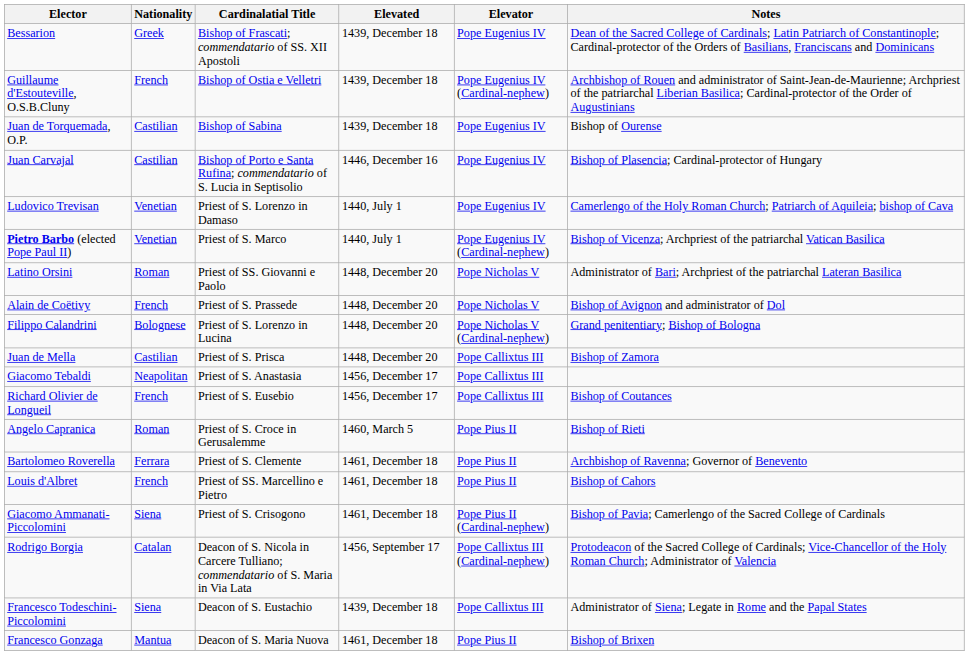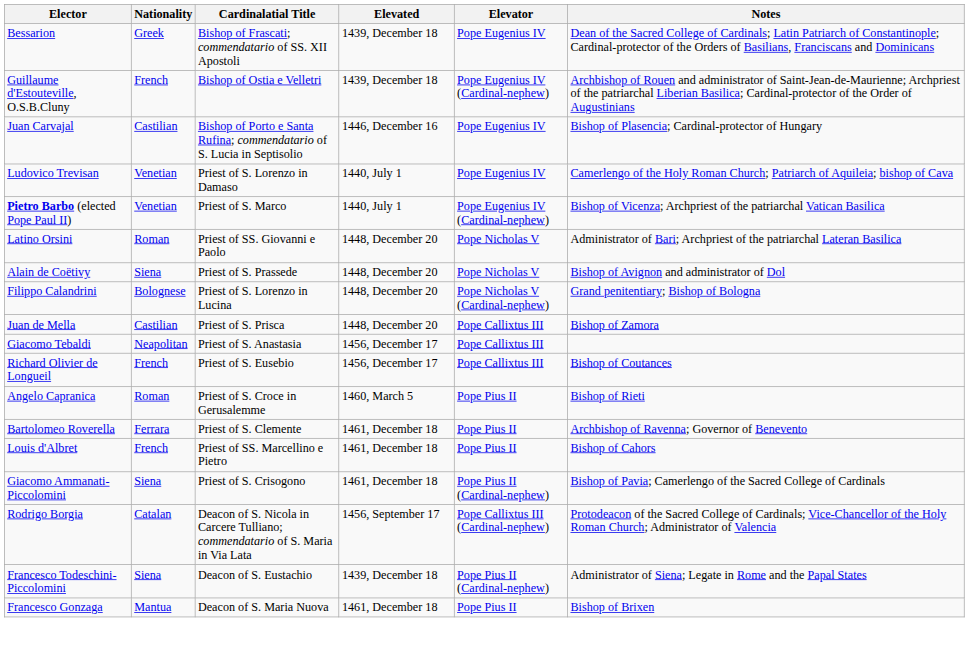- row: (59, 133)
(151, 305) French -> (148, 272) Siena
(500, 607) Pope Callixtus III -> (503, 581) Pope Pius II (Cardinal-nephew)
